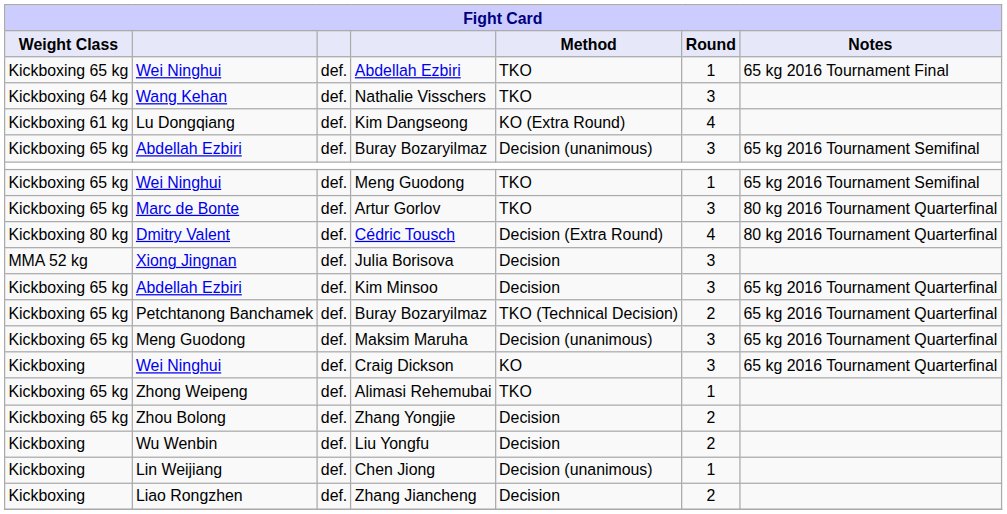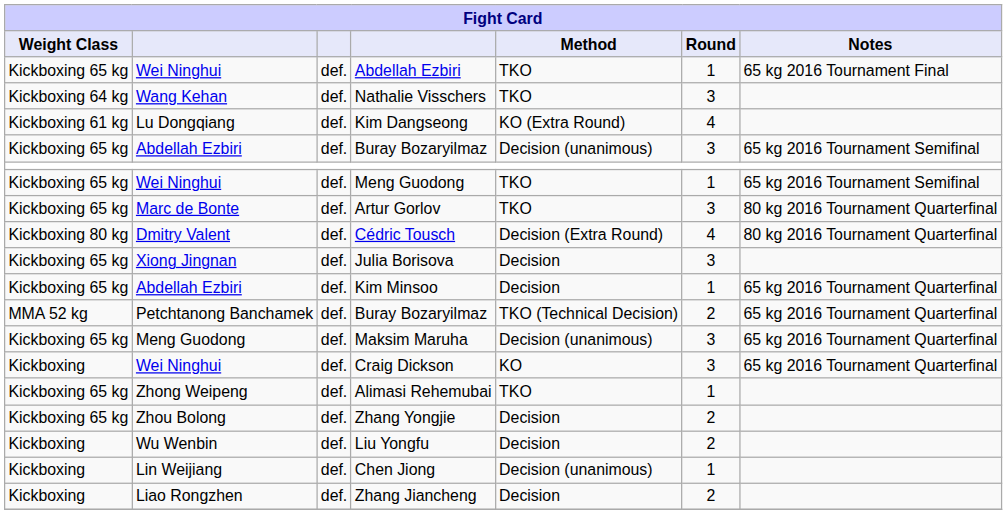(48, 260) MMA 52 kg -> (68, 260) Kickboxing 65 kg
(711, 287) 3 -> (711, 287) 1
(68, 313) Kickboxing 65 kg -> (48, 313) MMA 52 kg
